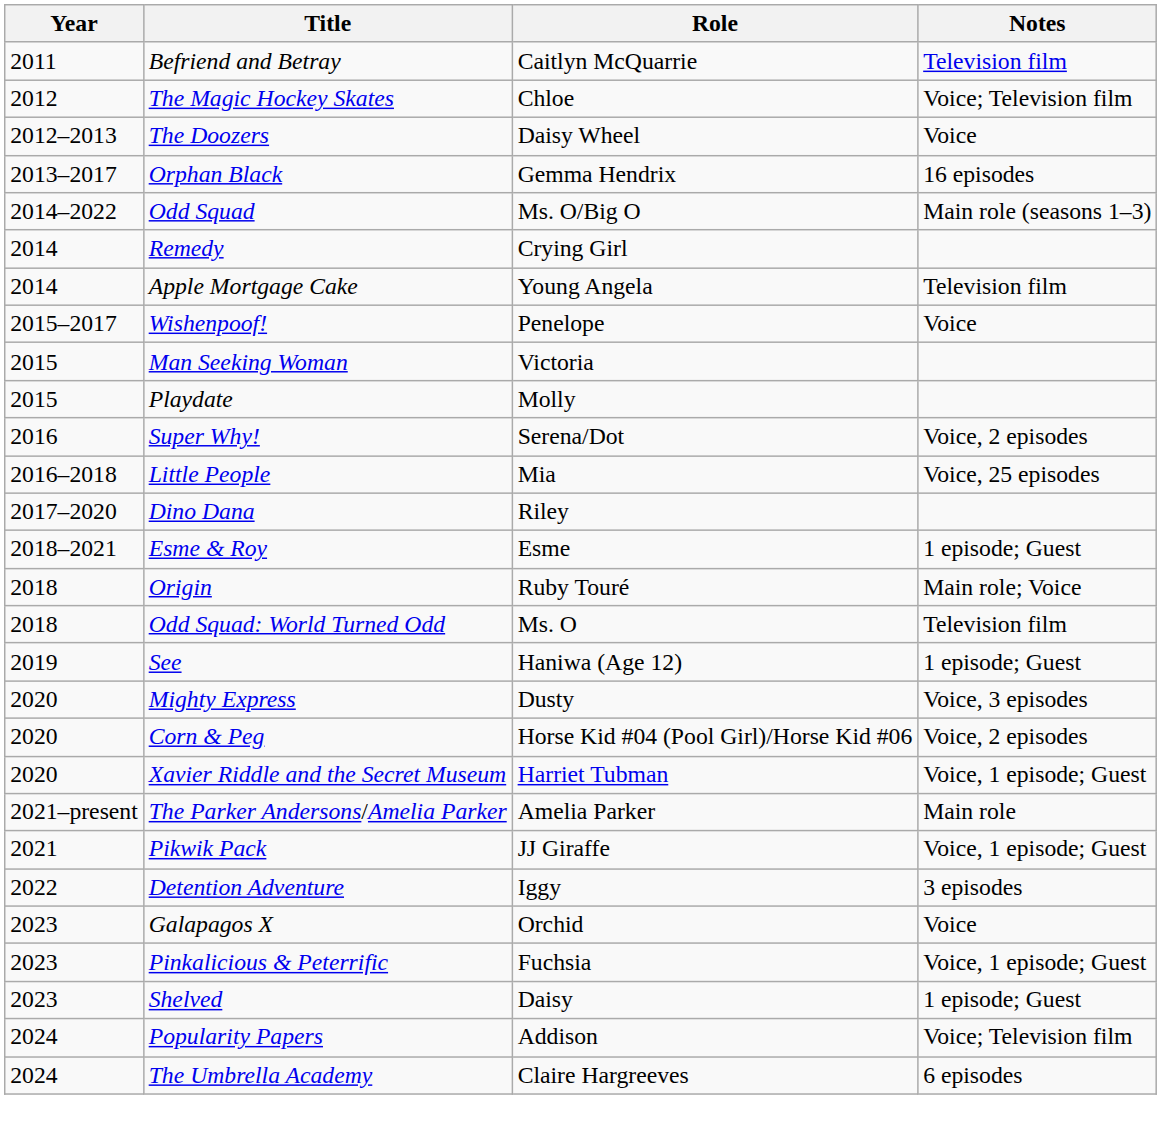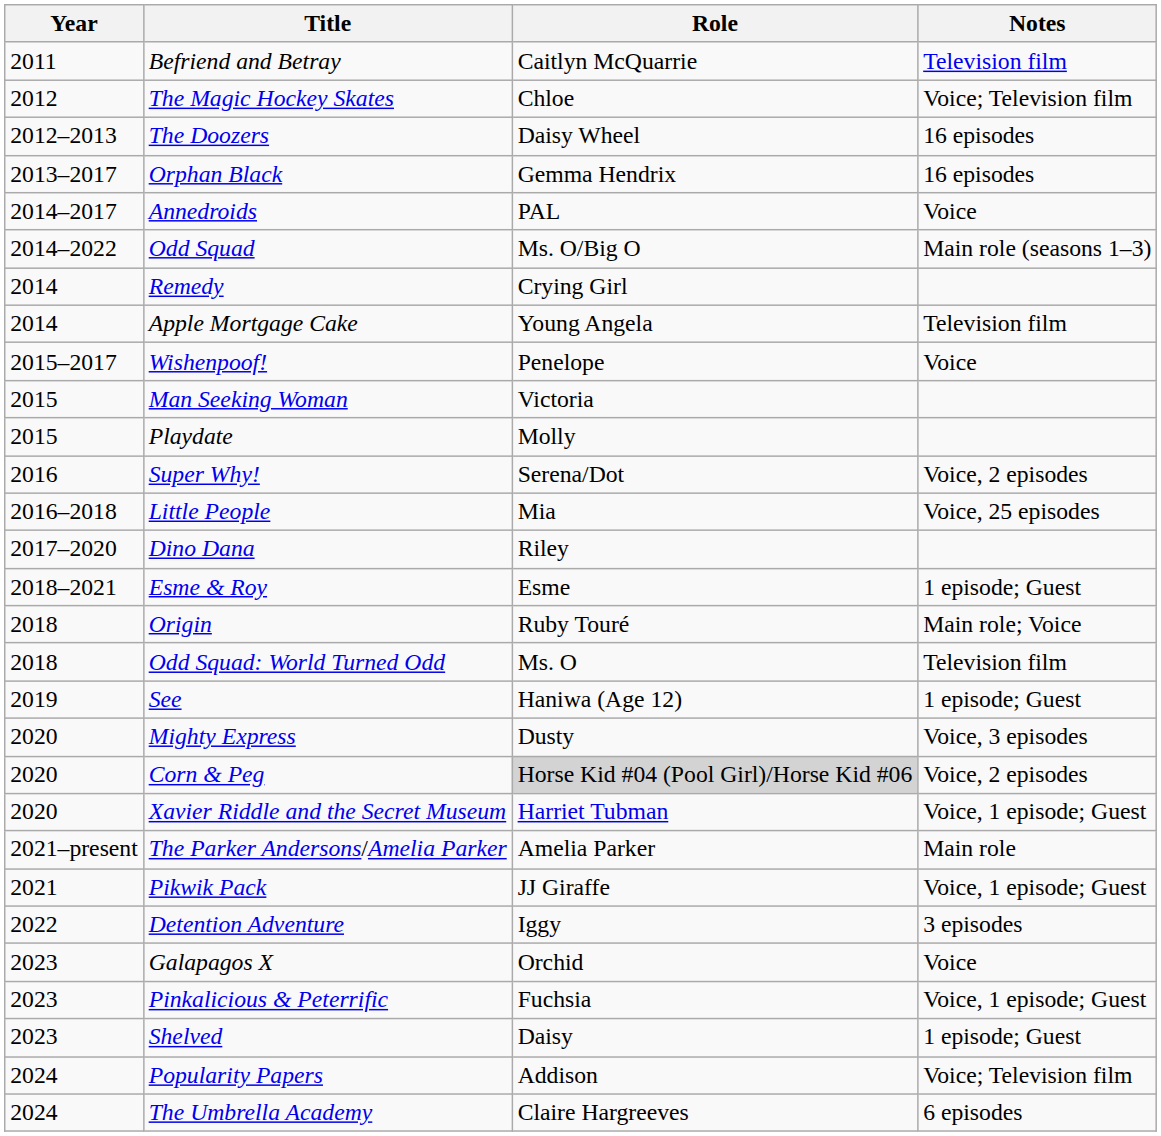(950, 135) Voice -> (979, 135) 16 episodes
+ row: (203, 211)
(715, 736) no background -> (715, 774) lightgrey background
